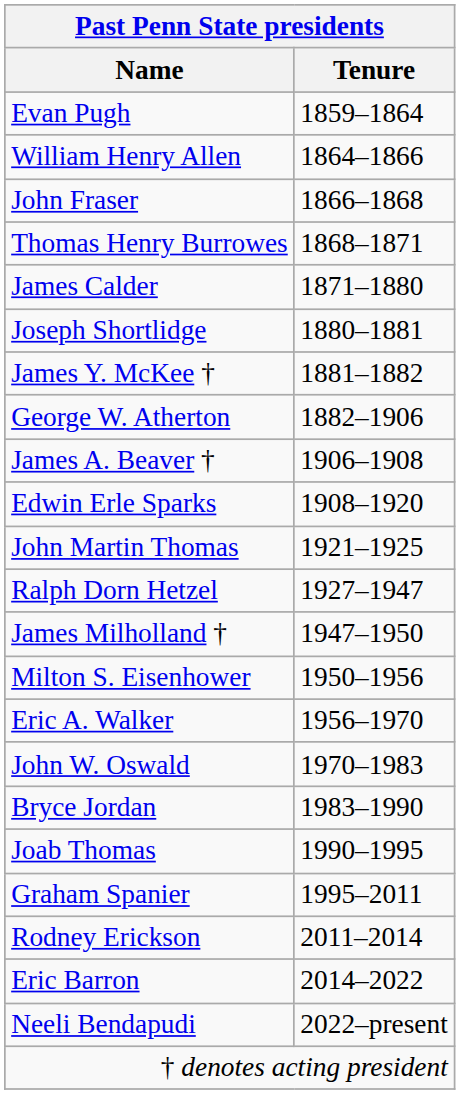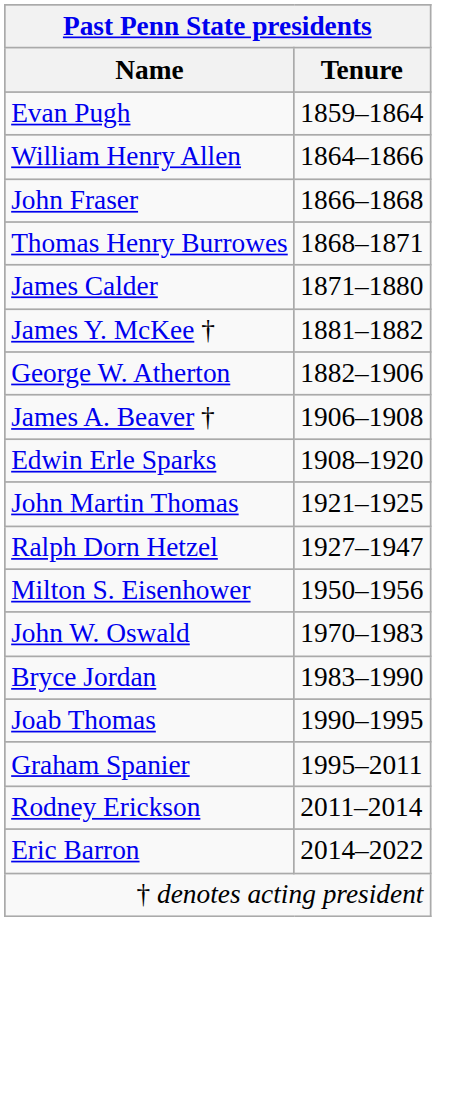- row: (109, 329)
- row: (119, 633)
- row: (92, 720)
- row: (103, 1024)
